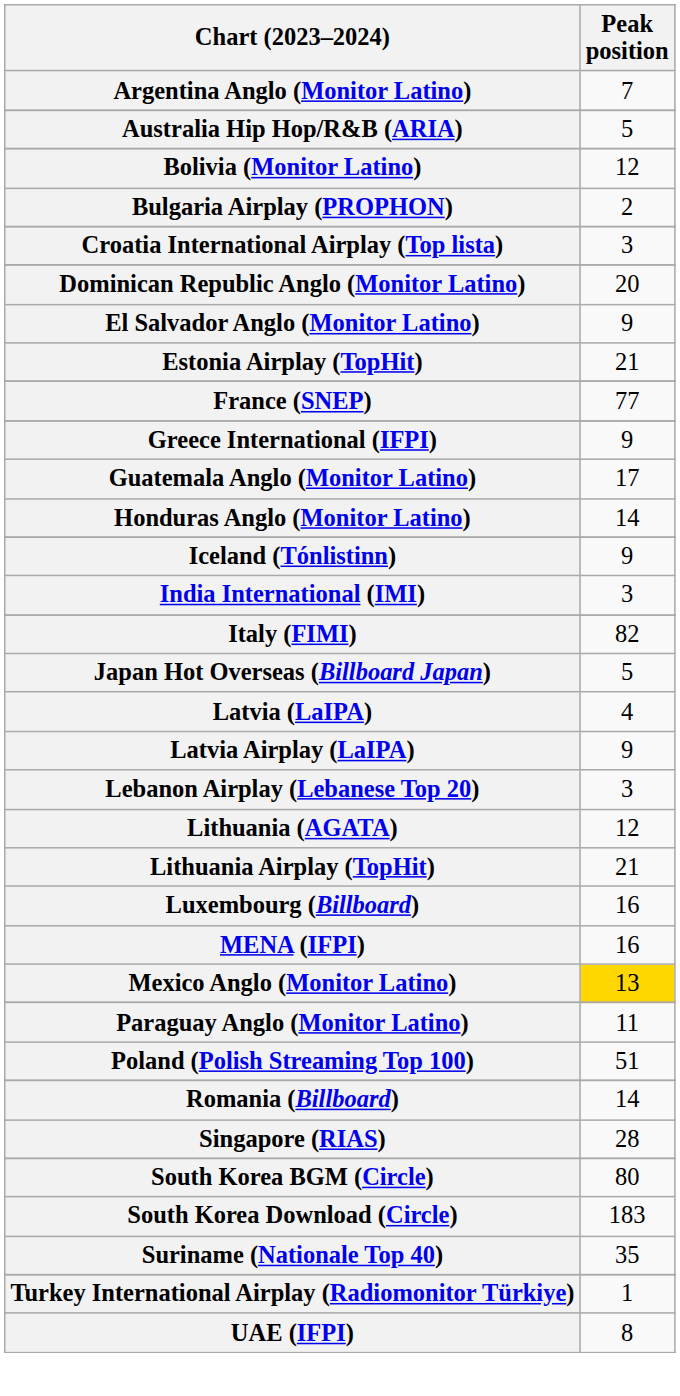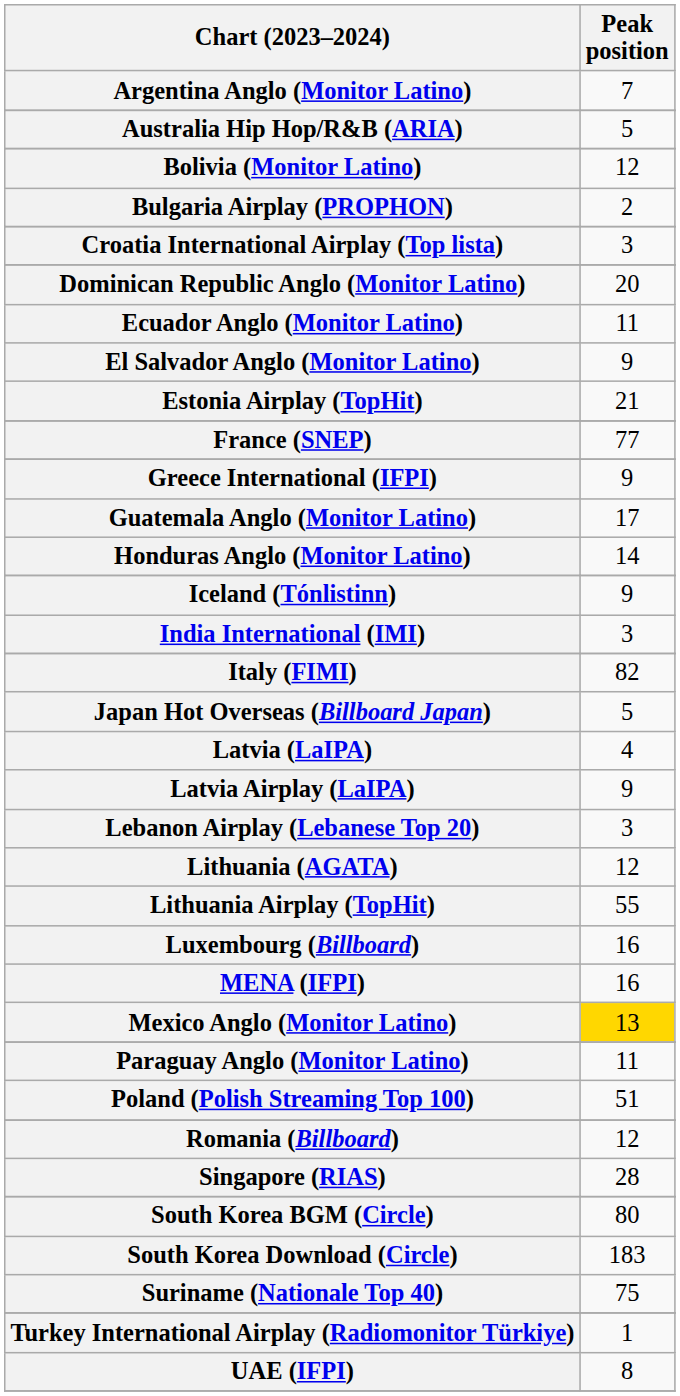+ row: (292, 323)
(627, 866) 21 -> (627, 905) 55
(627, 1099) 14 -> (627, 1138) 12
(627, 1254) 35 -> (627, 1293) 75
